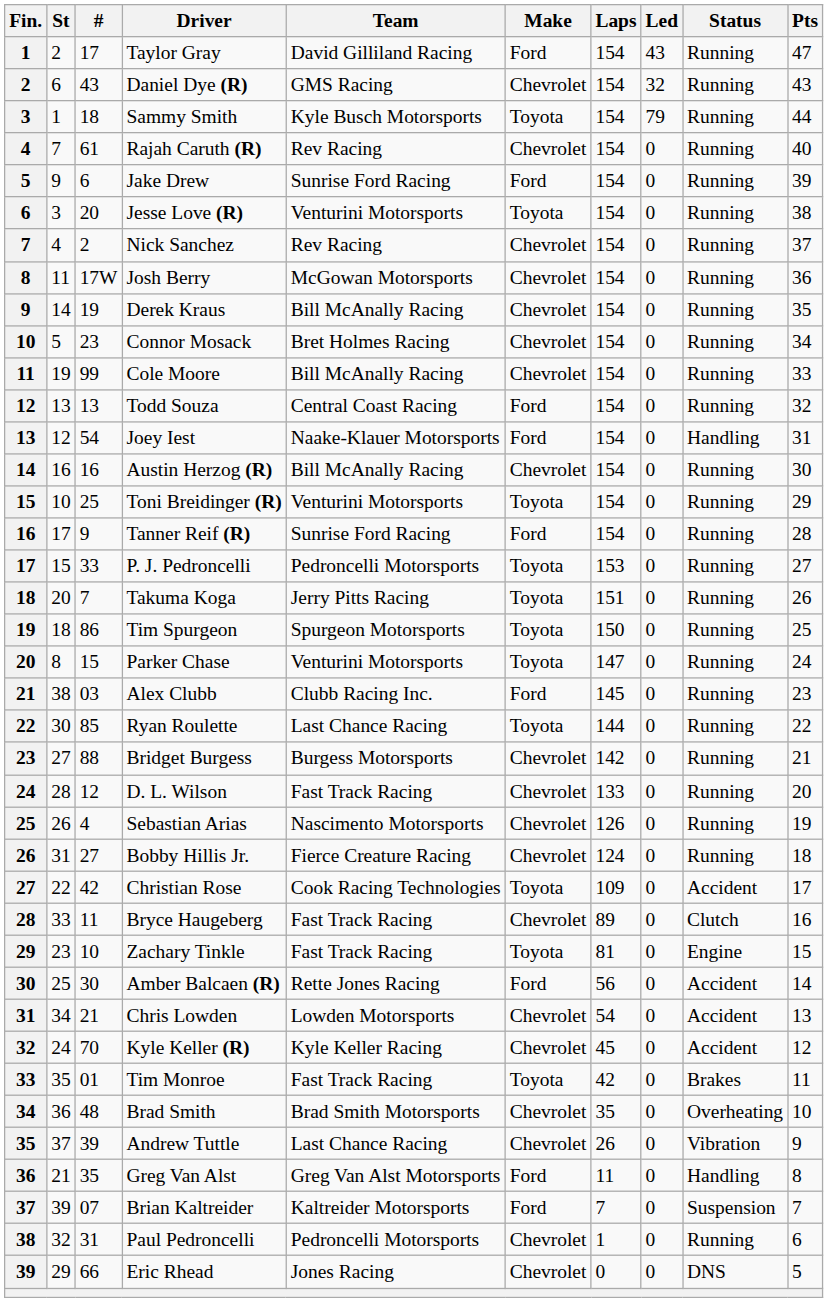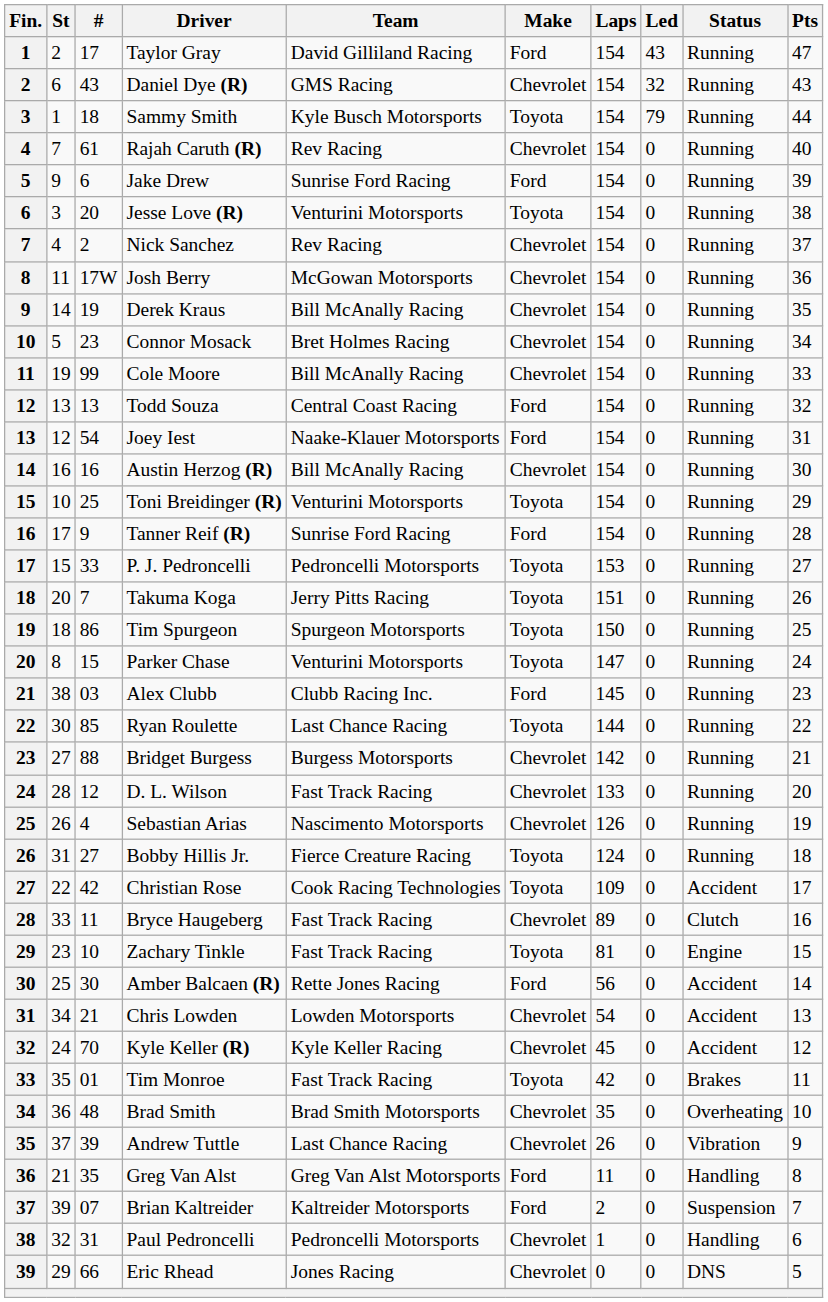(723, 437) Handling -> (720, 437) Running
(548, 854) Chevrolet -> (537, 854) Toyota
(600, 1207) 7 -> (600, 1207) 2
(720, 1239) Running -> (723, 1239) Handling
